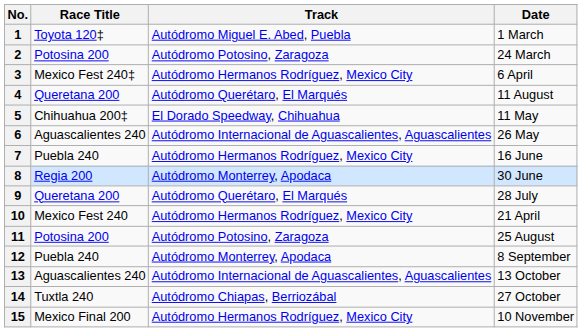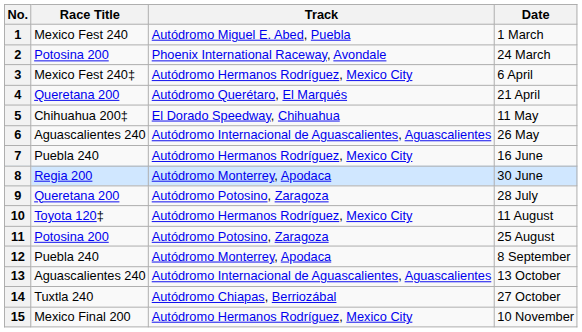(69, 34) Toyota 120‡ -> (81, 34) Mexico Fest 240
(240, 54) Autódromo Potosino, Zaragoza -> (269, 54) Phoenix International Raceway, Avondale
(525, 95) 11 August -> (519, 95) 21 April
(249, 196) Autódromo Querétaro, El Marqués -> (240, 196) Autódromo Potosino, Zaragoza
(81, 216) Mexico Fest 240 -> (69, 216) Toyota 120‡
(519, 216) 21 April -> (525, 216) 11 August
